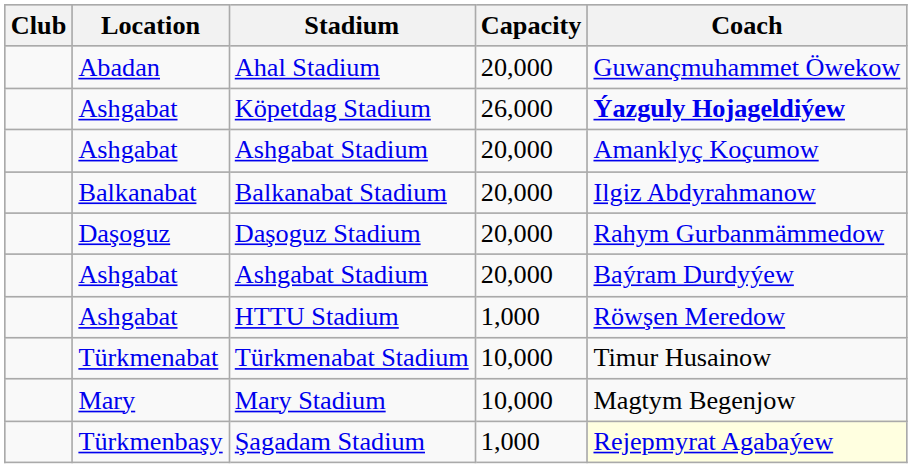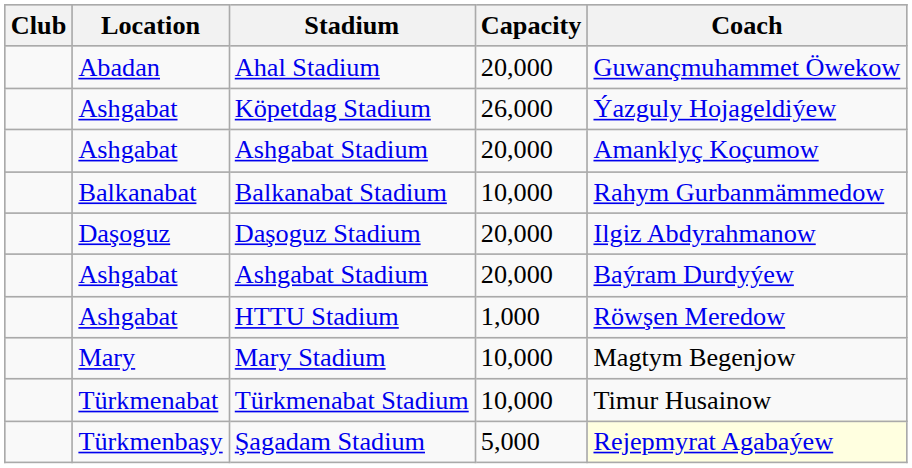(719, 108) bold -> (715, 108) normal
(517, 191) 20,000 -> (517, 191) 10,000
(705, 191) Ilgiz Abdyrahmanow -> (739, 191) Rahym Gurbanmämmedow
(739, 233) Rahym Gurbanmämmedow -> (705, 233) Ilgiz Abdyrahmanow
rows swapped: (148, 358) <-> (107, 399)
(510, 441) 1,000 -> (510, 441) 5,000
